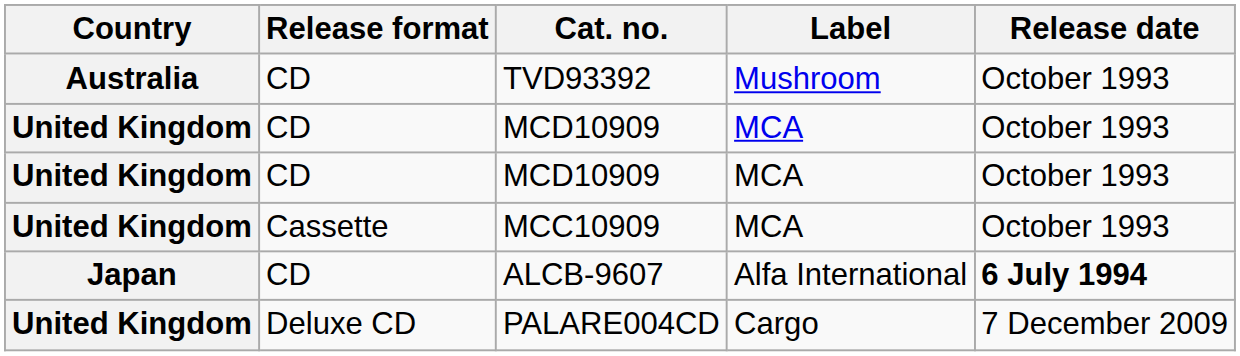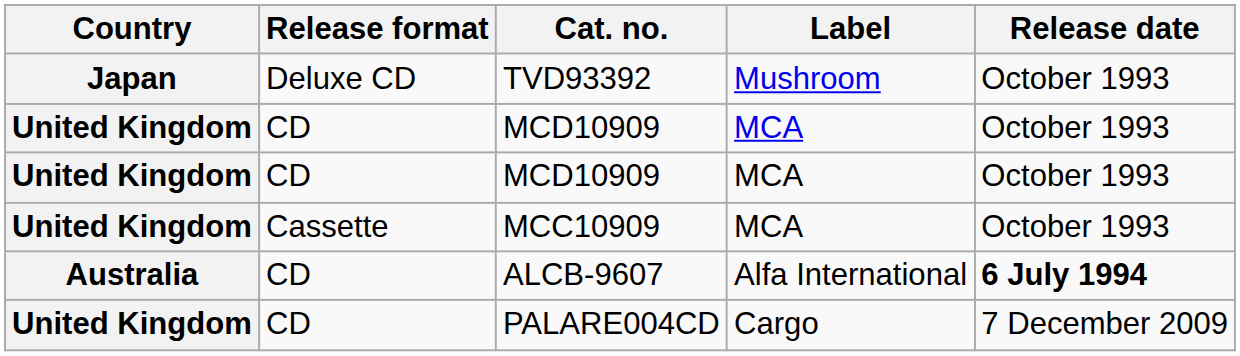(132, 78) Australia -> (132, 78) Japan
(289, 78) CD -> (341, 78) Deluxe CD
(132, 275) Japan -> (132, 275) Australia
(341, 324) Deluxe CD -> (289, 324) CD
